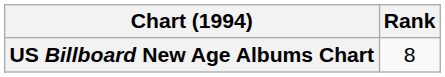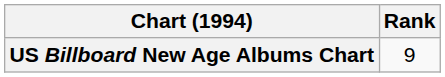(410, 54) 8 -> (410, 54) 9
